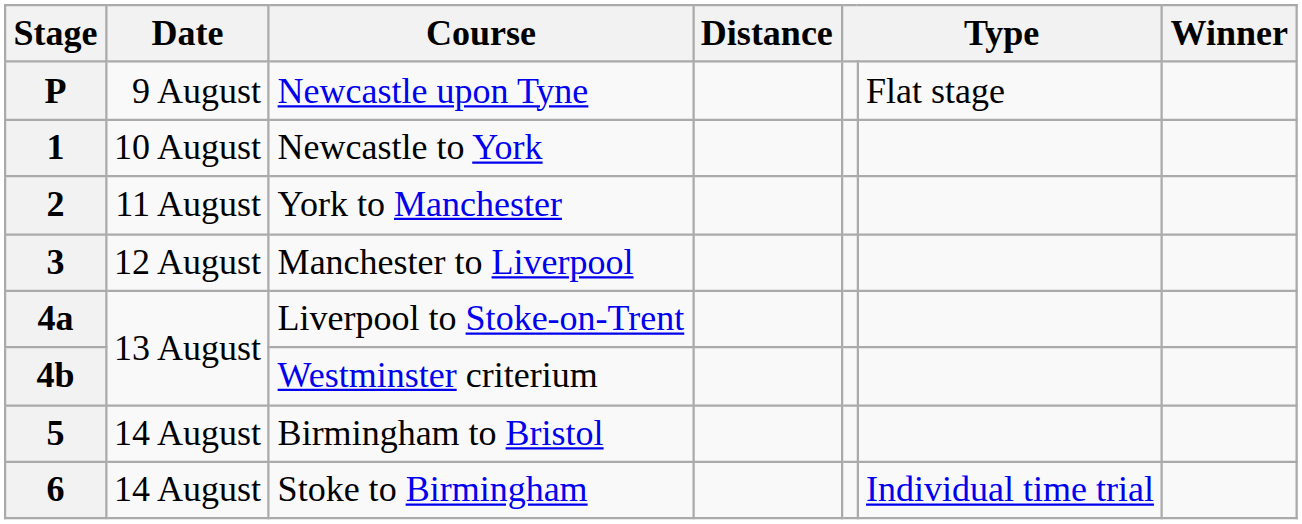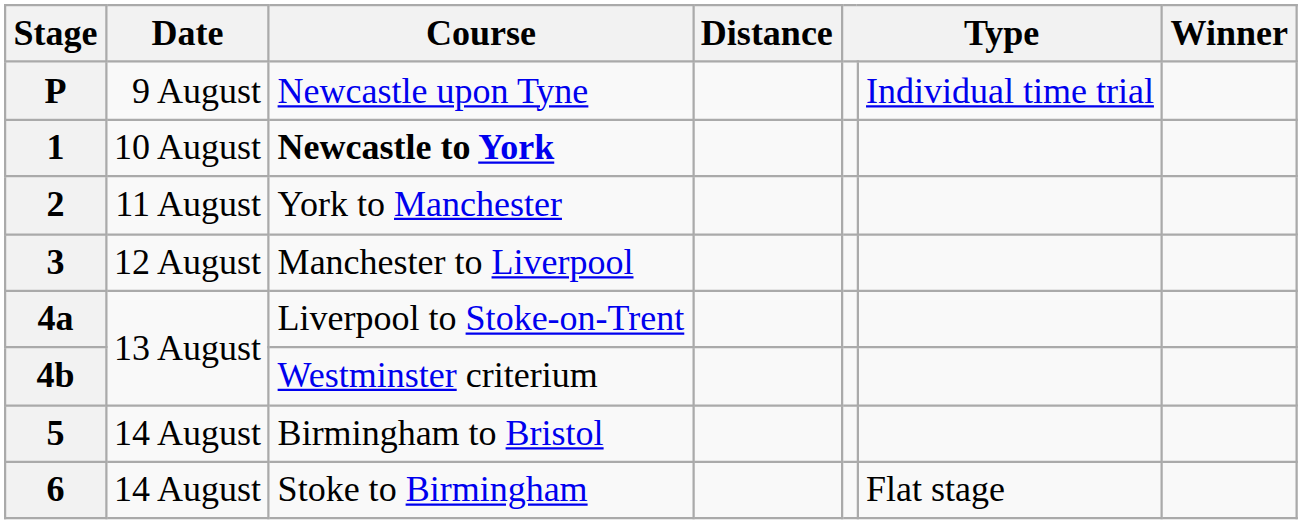(936, 90) Flat stage -> (1010, 90) Individual time trial
(410, 147) normal -> (416, 147) bold
(1010, 489) Individual time trial -> (936, 489) Flat stage
